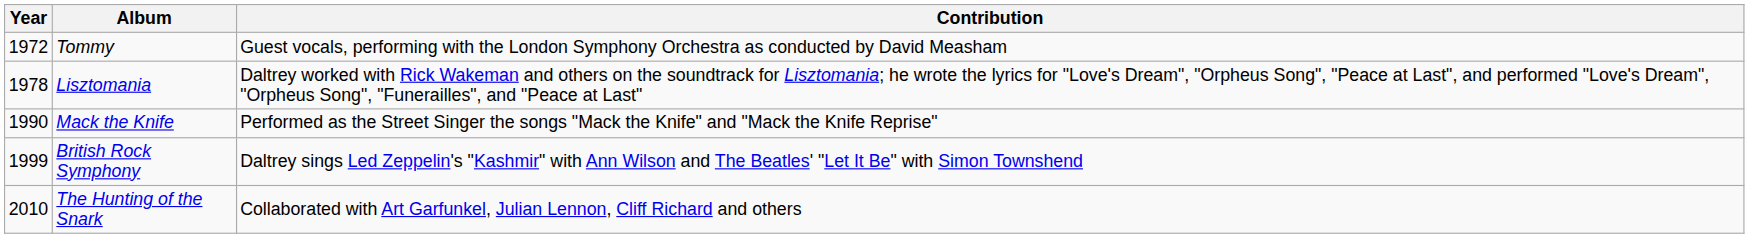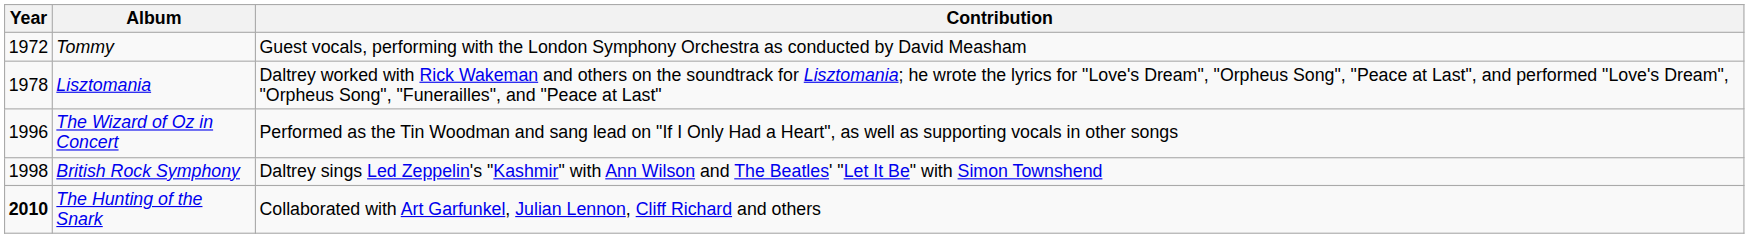- row: (115, 123)
+ row: (135, 133)
(28, 161) 1999 -> (28, 171) 1998
(28, 209) normal -> (28, 209) bold
